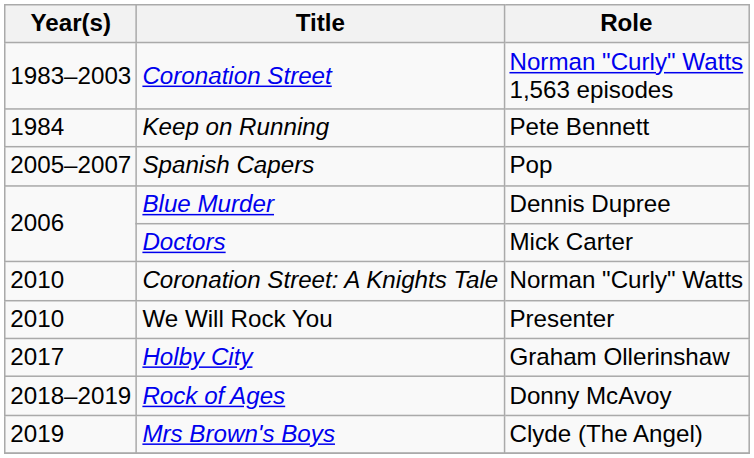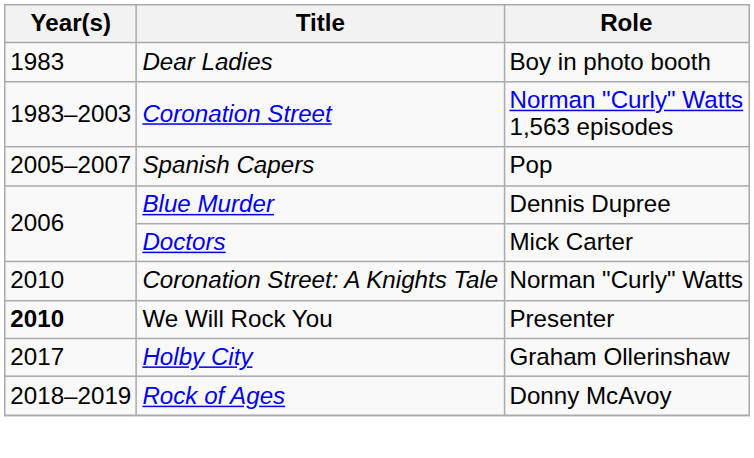+ row: (208, 61)
- row: (236, 127)
(37, 319) normal -> (37, 319) bold
- row: (239, 434)
